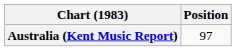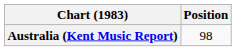(206, 35) 97 -> (206, 35) 98
